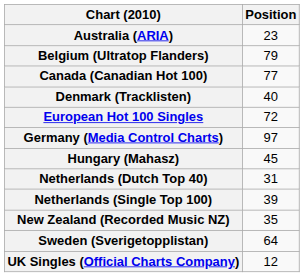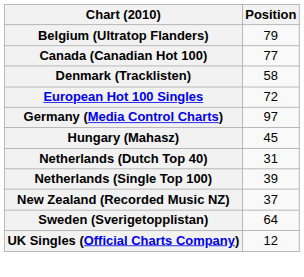- row: (123, 35)
(271, 96) 40 -> (271, 76) 58
(271, 220) 35 -> (271, 199) 37
